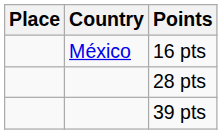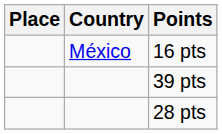rows swapped: (180, 81) <-> (180, 112)
